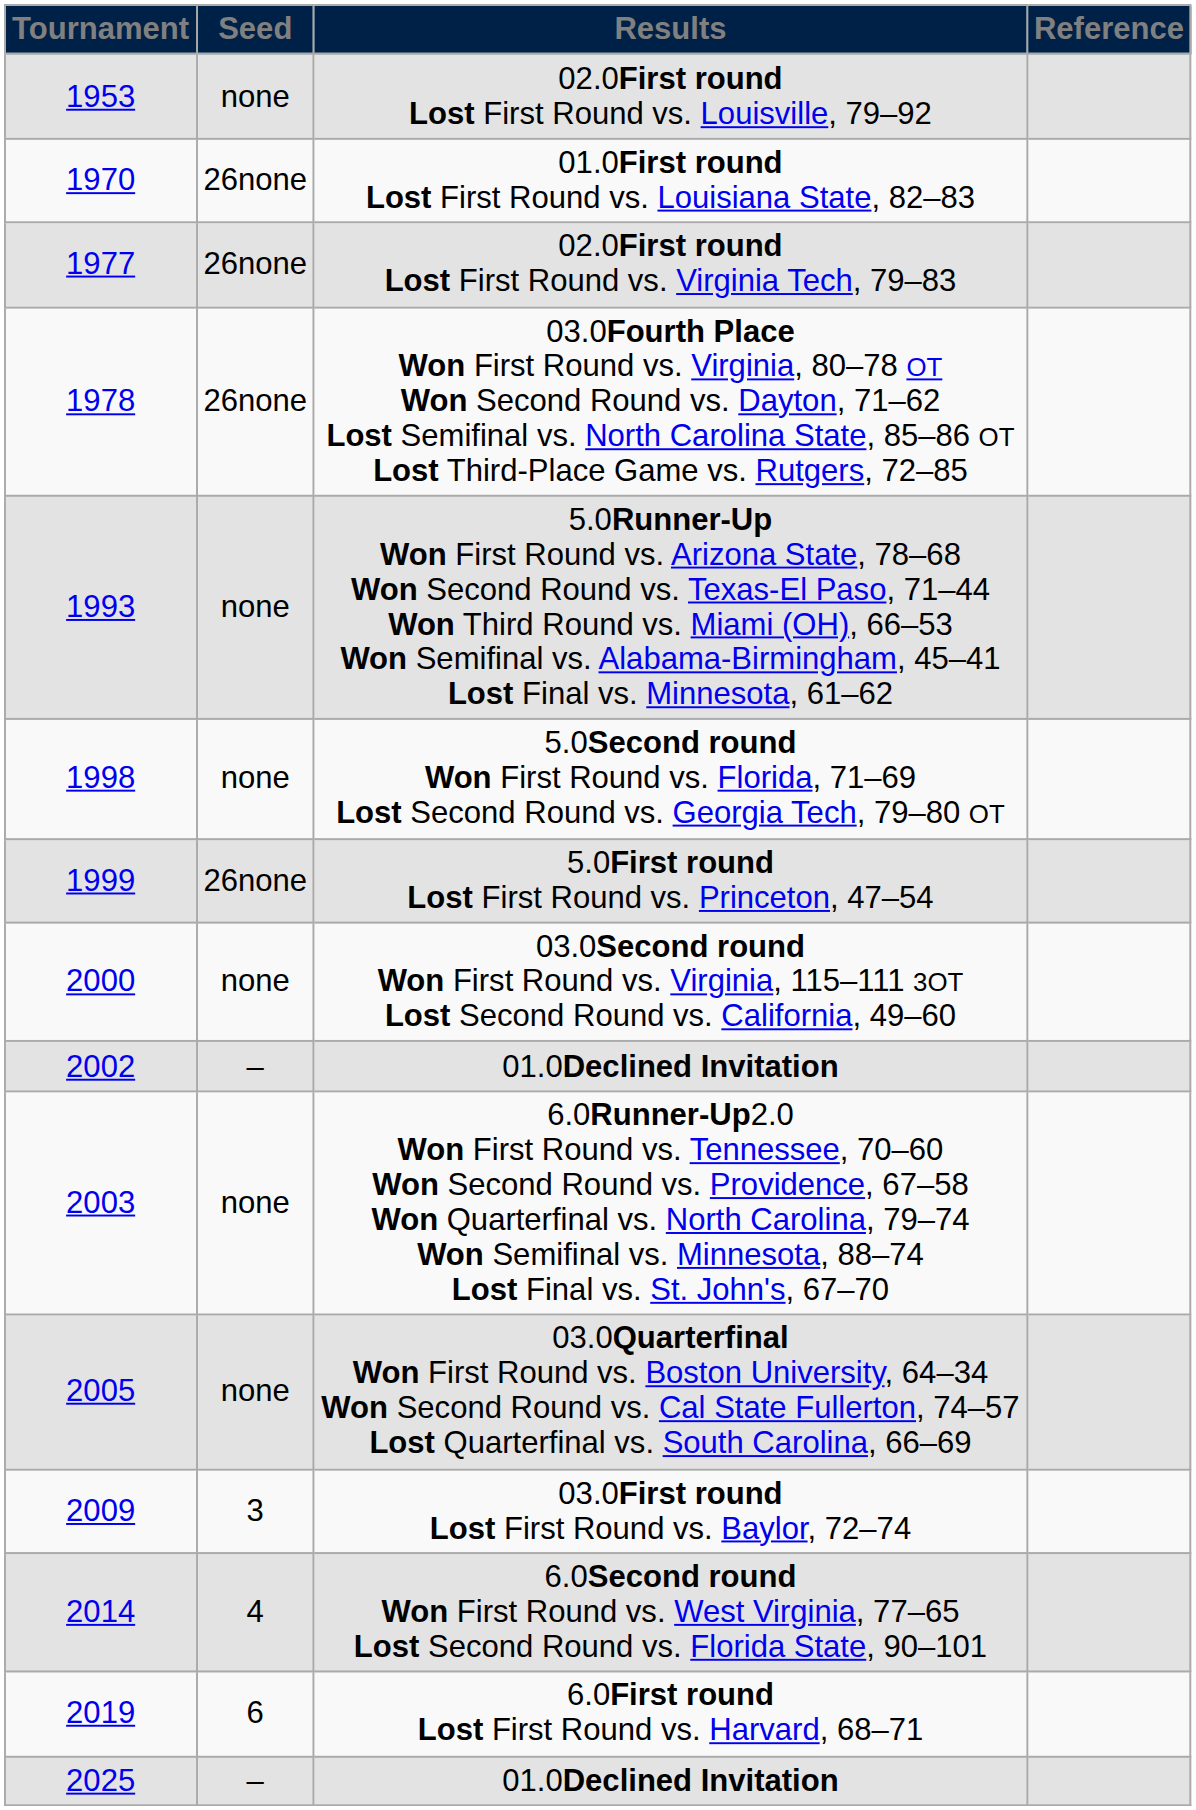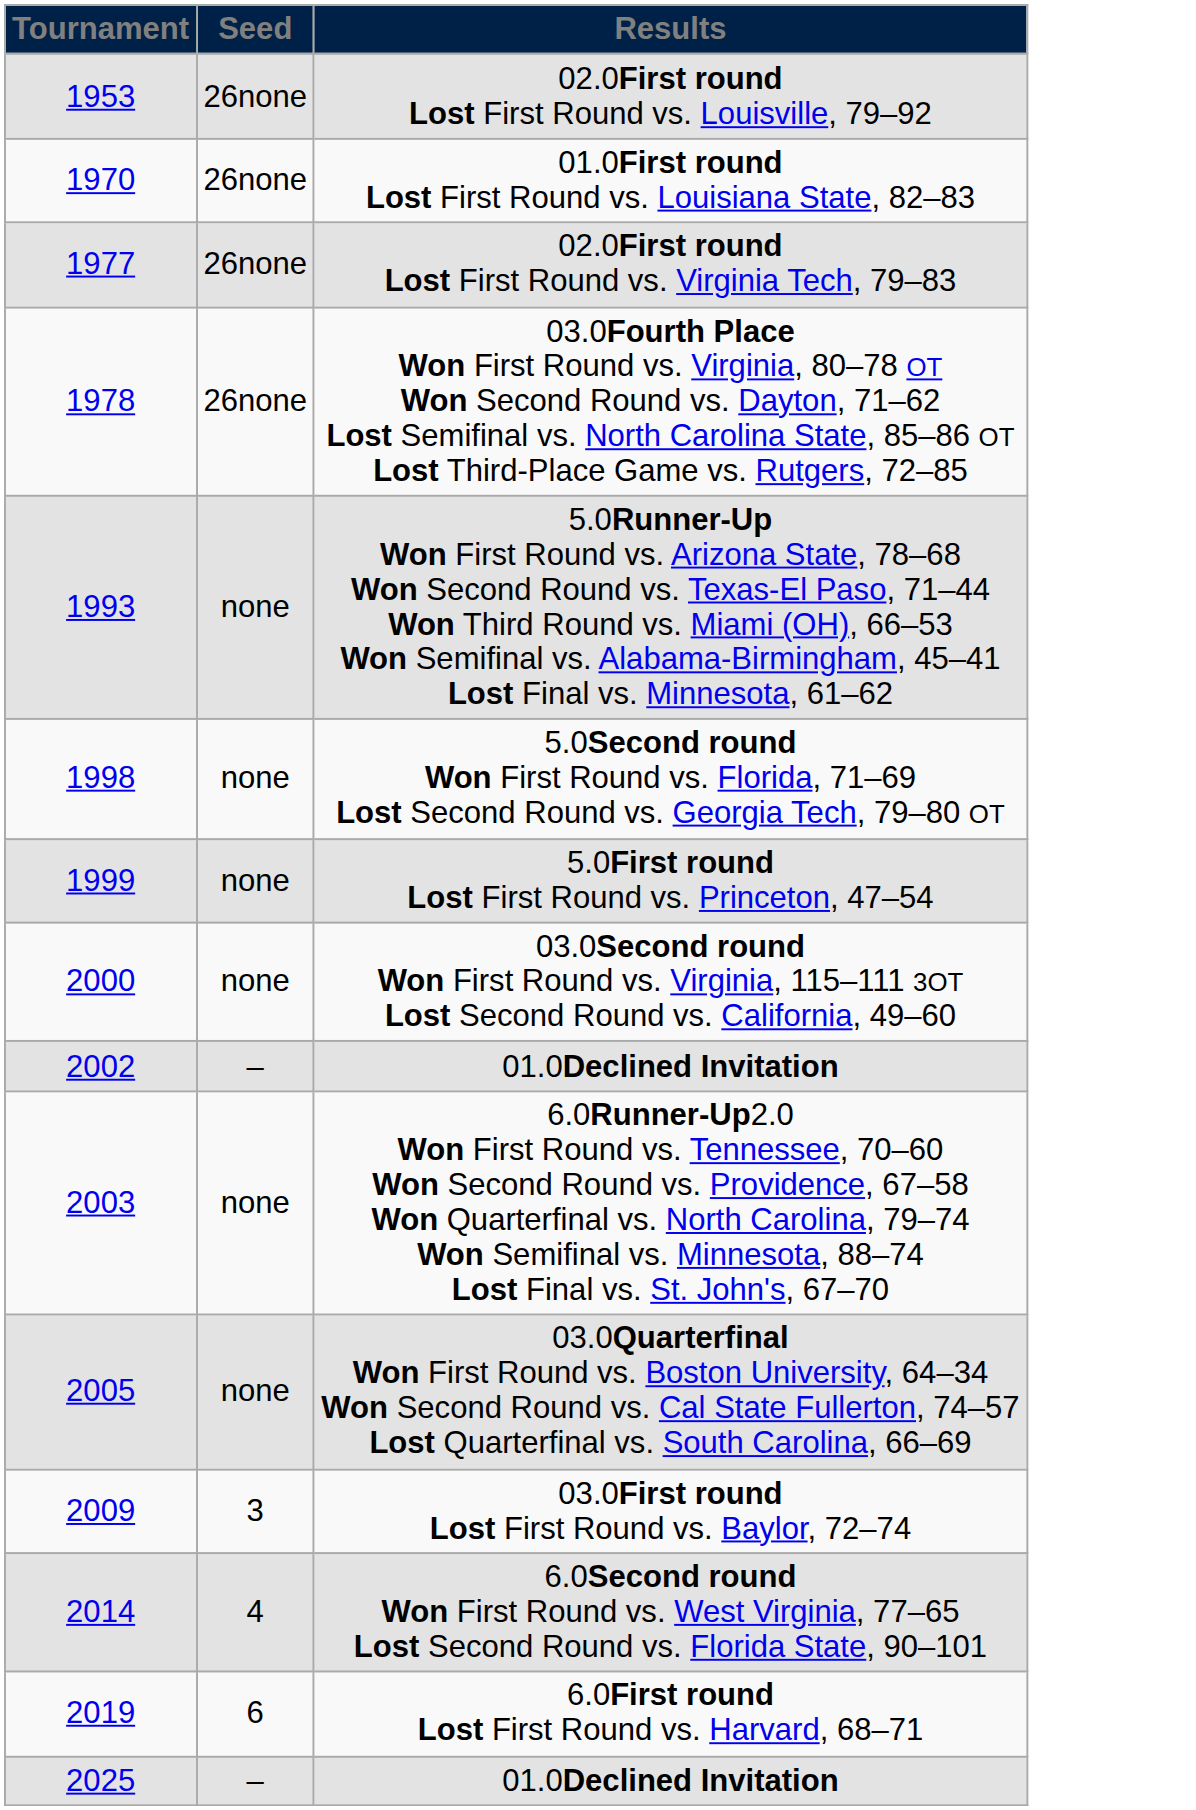- column: (1109, 29)
(255, 95) none -> (255, 95) 26none
(255, 880) 26none -> (255, 880) none
